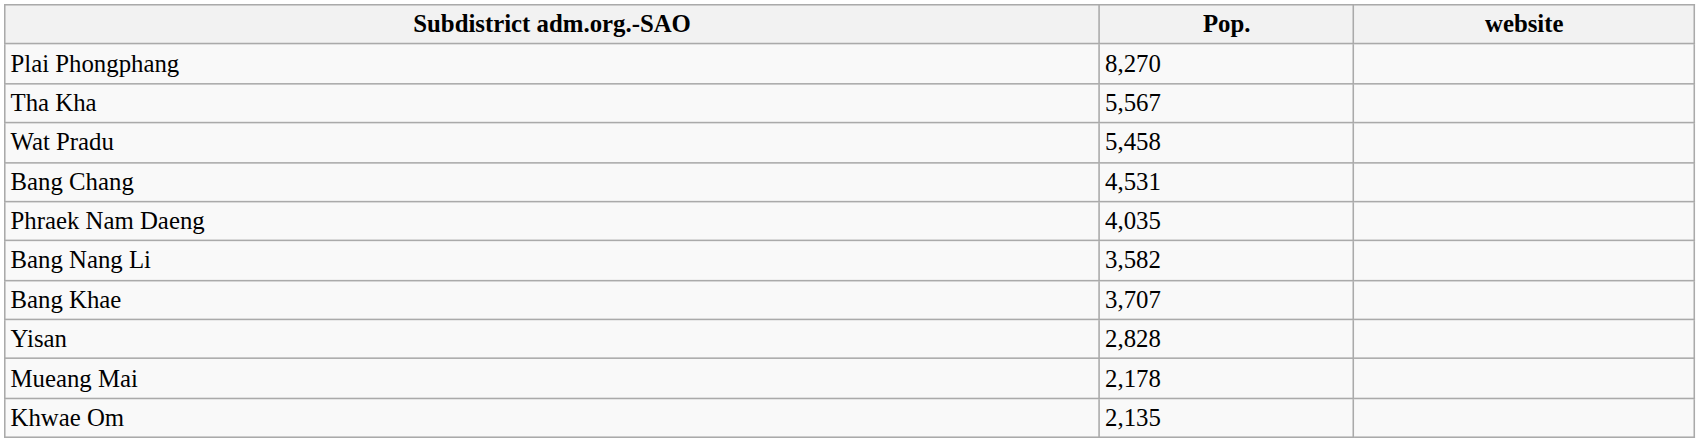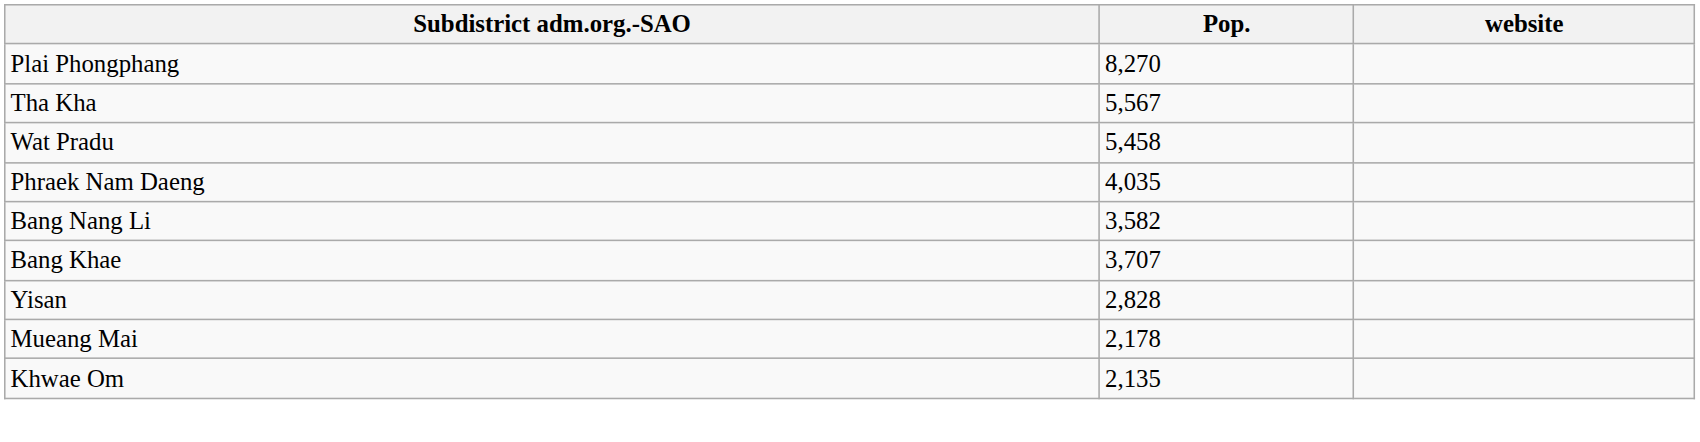- row: (72, 181)
